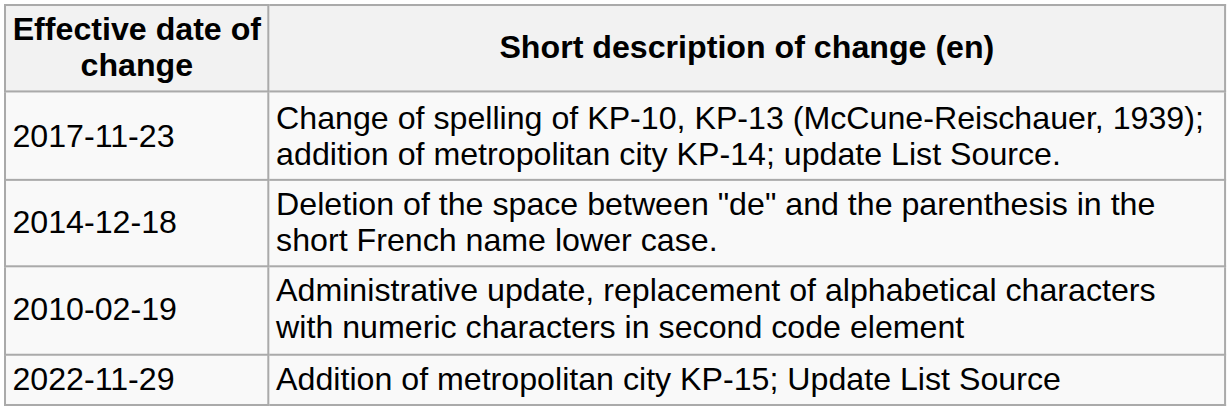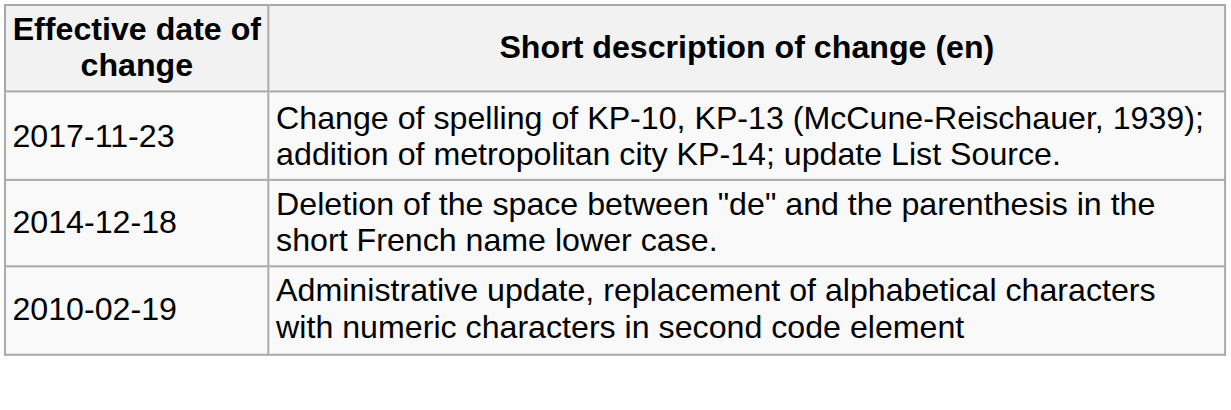- row: (668, 378)
